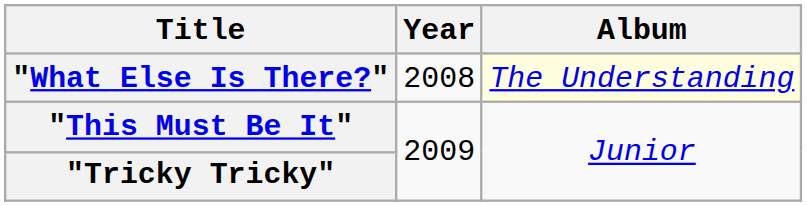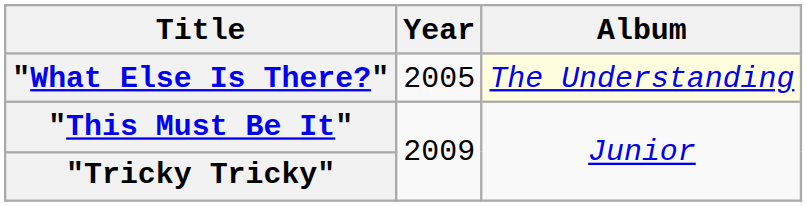(439, 78) 2008 -> (439, 78) 2005
